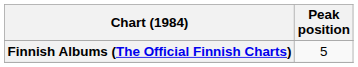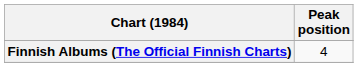(324, 51) 5 -> (324, 51) 4
